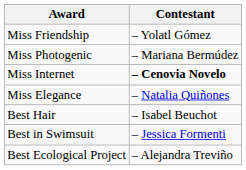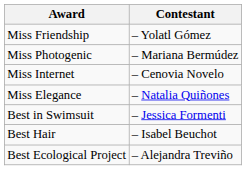(179, 74) bold -> (178, 74) normal
rows swapped: (51, 134) <-> (31, 114)
